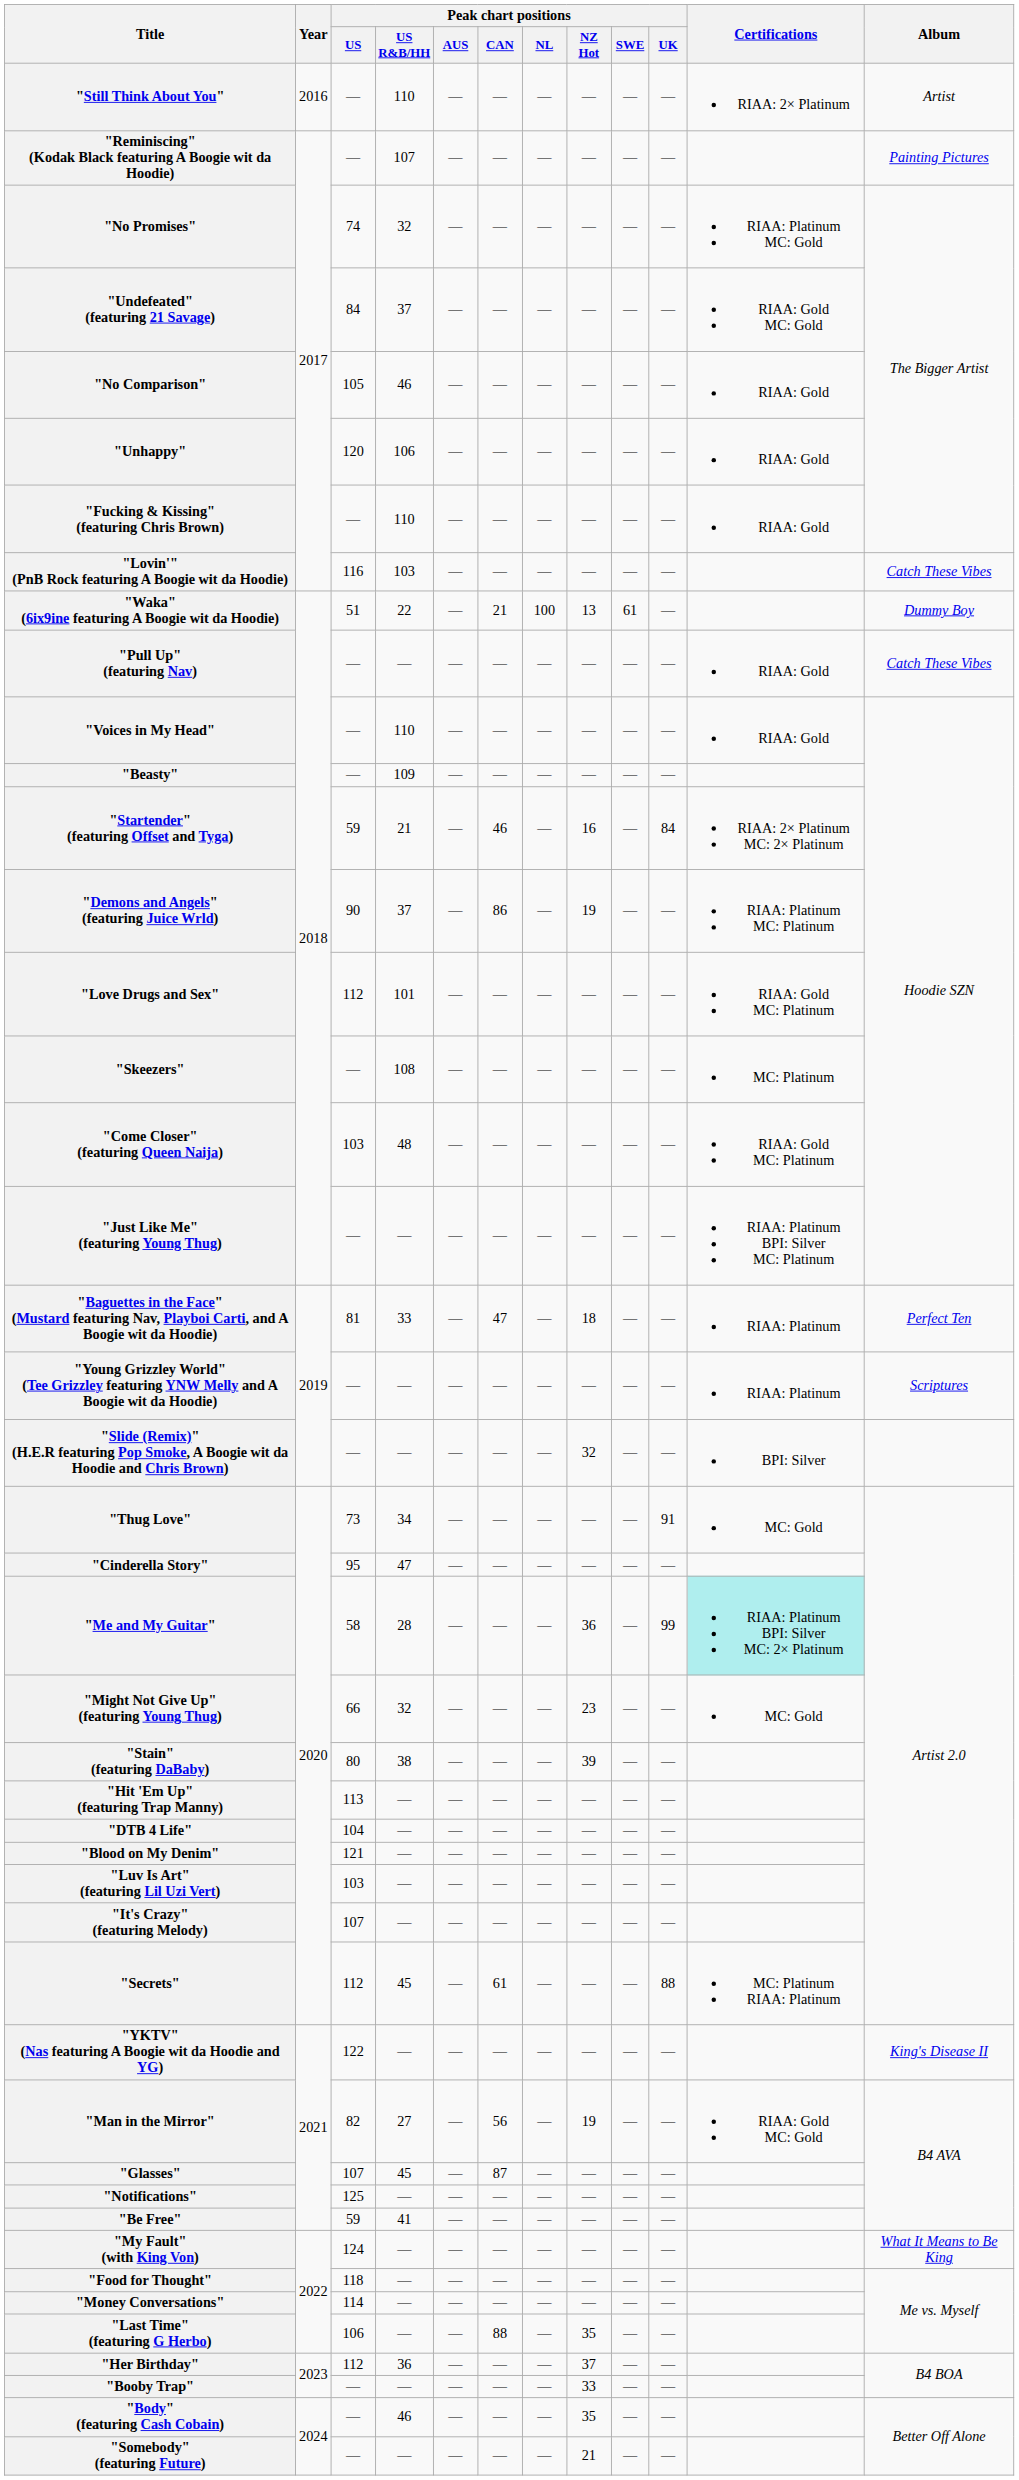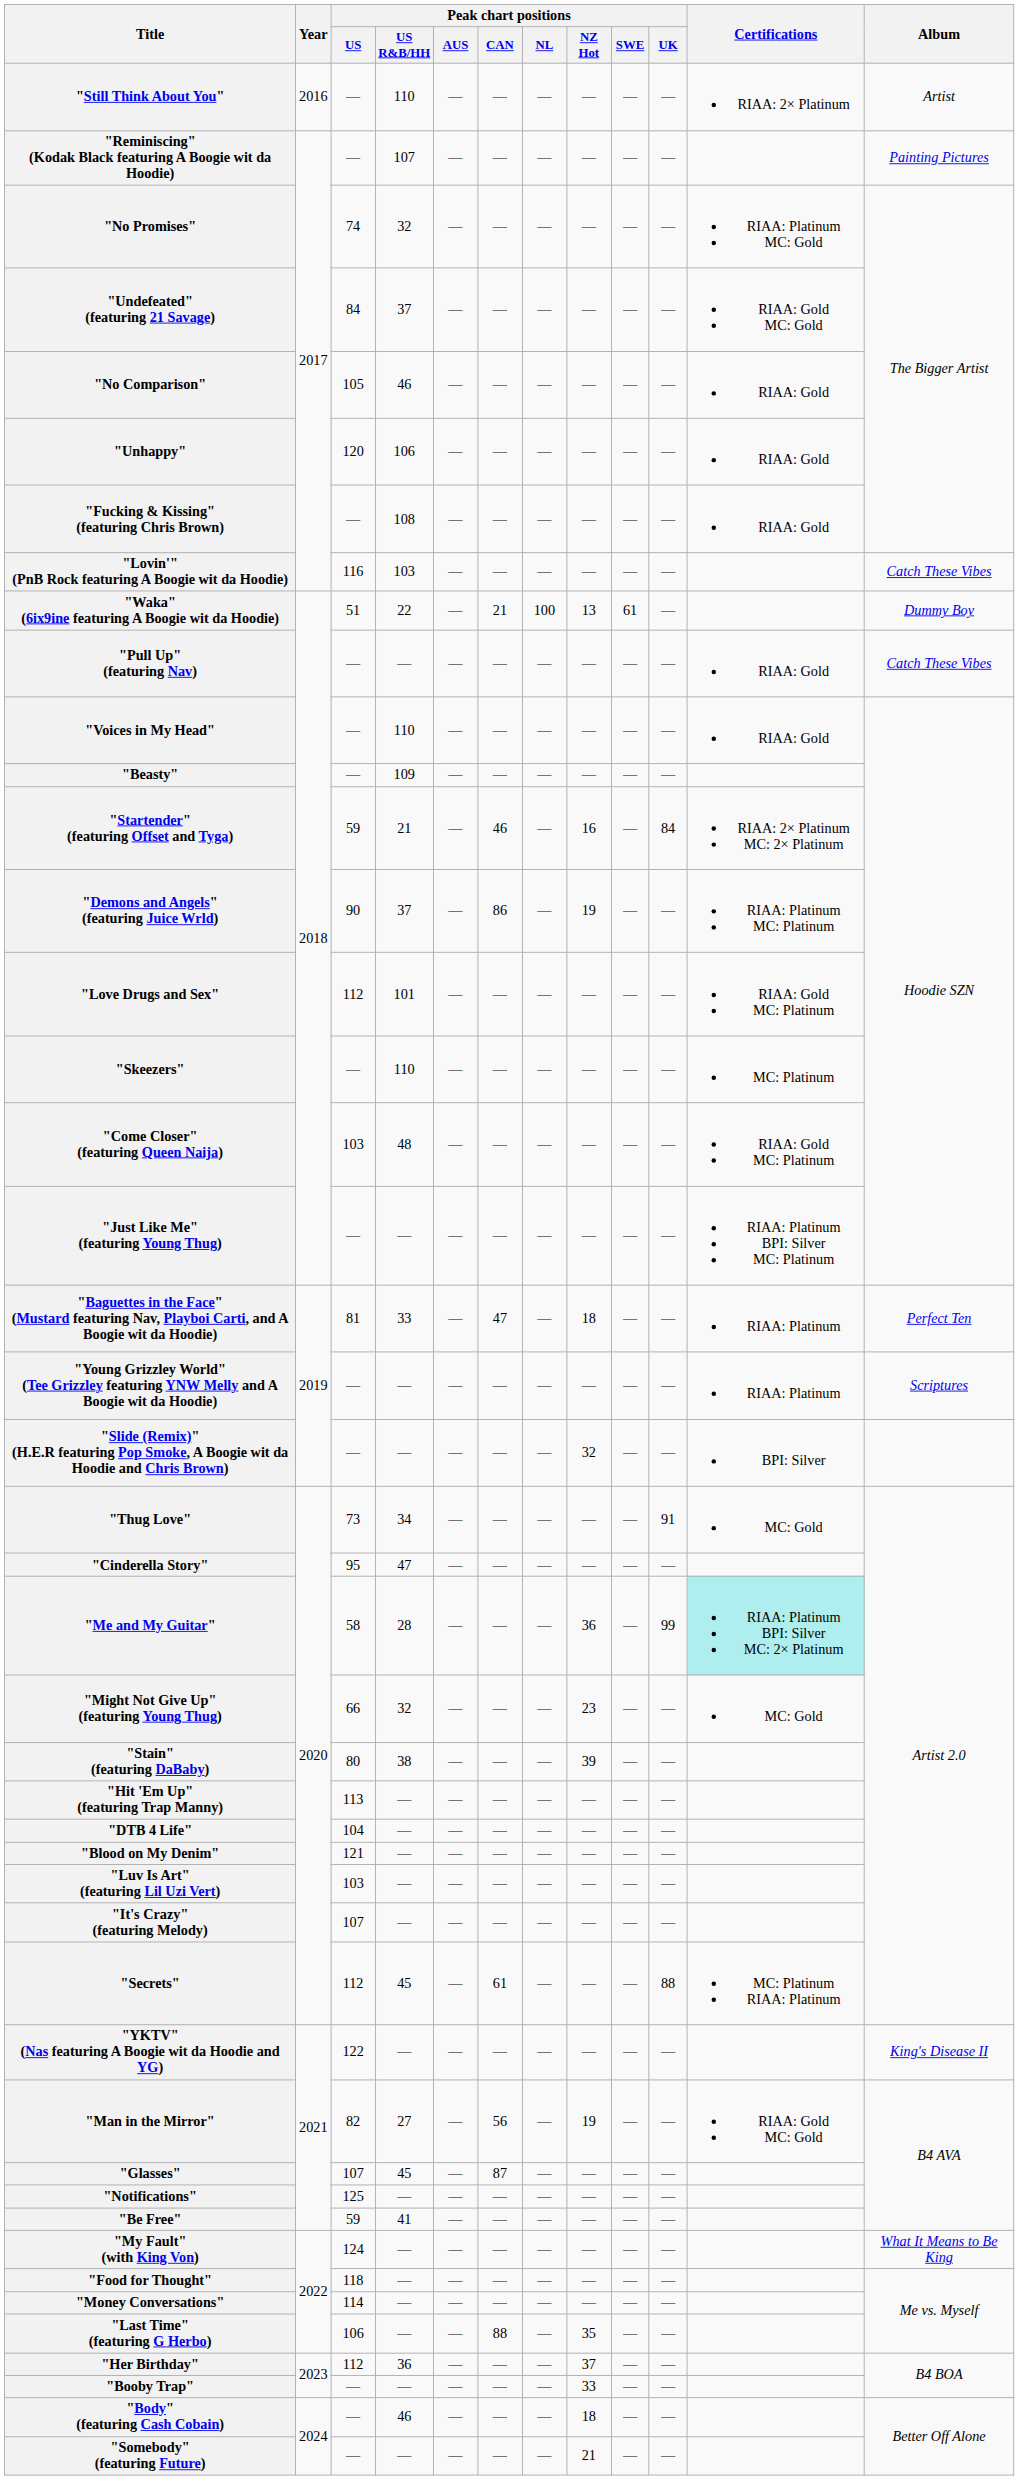(404, 518) 110 -> (404, 518) 108
(404, 1069) 108 -> (404, 1069) 110
(589, 2417) 35 -> (589, 2417) 18
